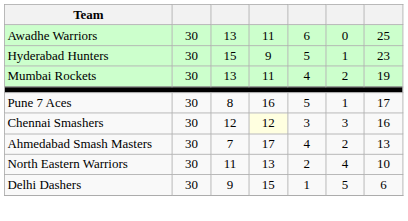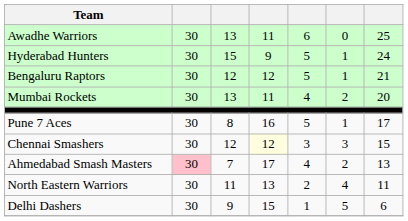(383, 55) 23 -> (383, 55) 24
+ row: (56, 76)
(383, 76) 19 -> (383, 96) 20
(383, 123) 16 -> (383, 144) 15
(192, 144) no background -> (192, 164) pink background
(383, 164) 10 -> (383, 185) 11
